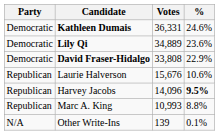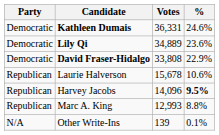(168, 75) 15,676 -> (168, 75) 15,678
(168, 106) 10,993 -> (168, 106) 12,993
